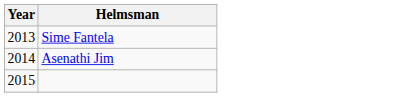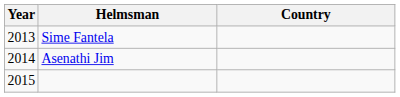+ column: (306, 15)
